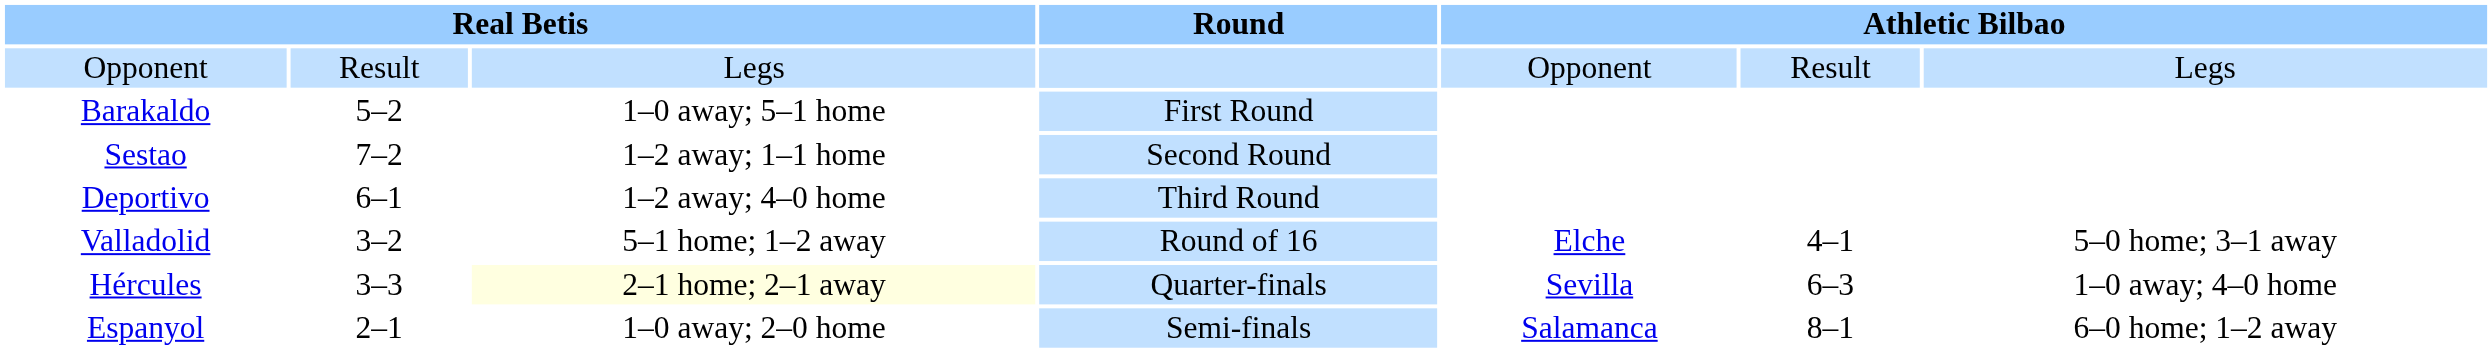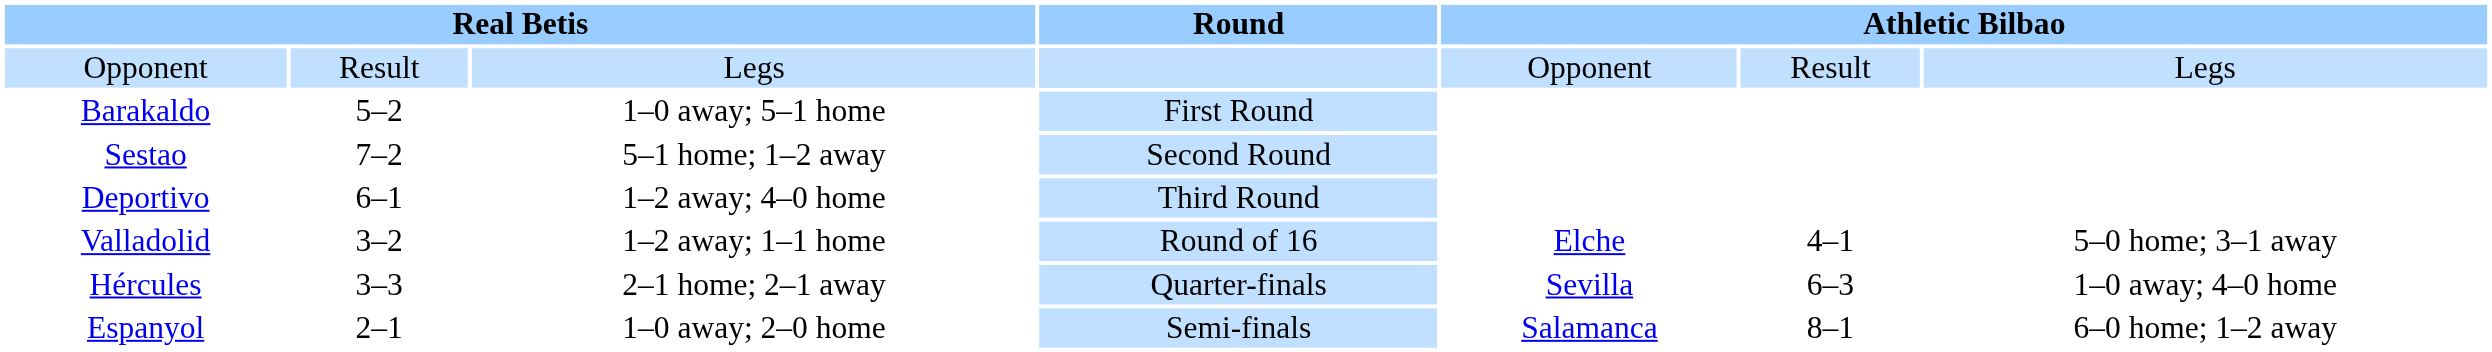(754, 154) 1–2 away; 1–1 home -> (754, 154) 5–1 home; 1–2 away
(754, 240) 5–1 home; 1–2 away -> (754, 240) 1–2 away; 1–1 home
(754, 284) lightyellow background -> (754, 284) no background
